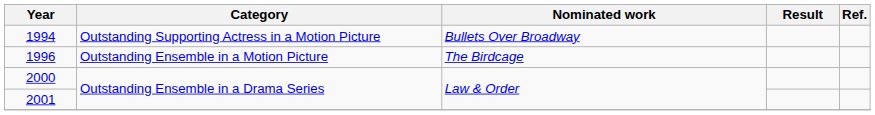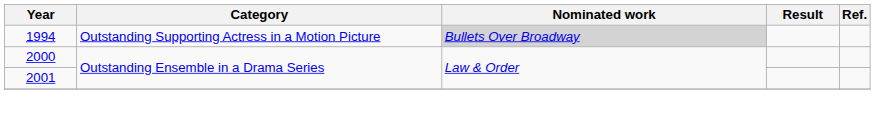(512, 36) no background -> (512, 36) lightgrey background
- row: (41, 57)
